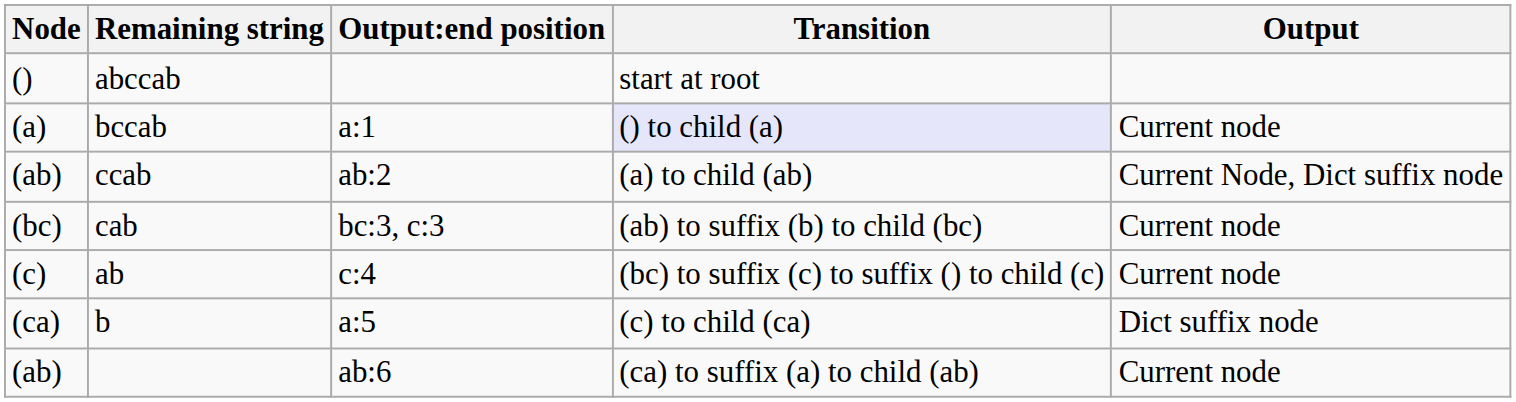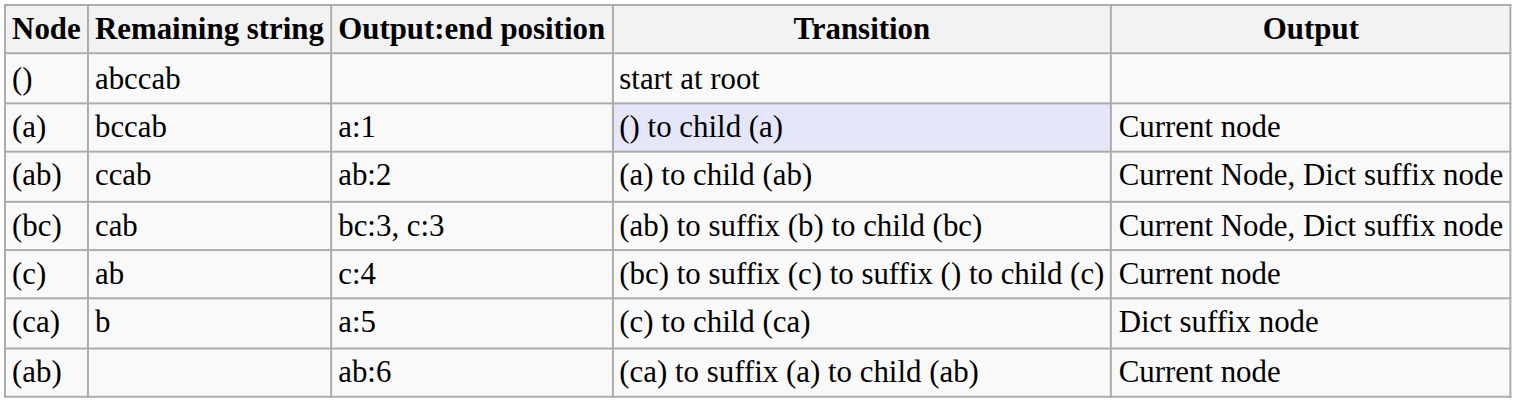(1200, 224) Current node -> (1311, 224) Current Node, Dict suffix node
